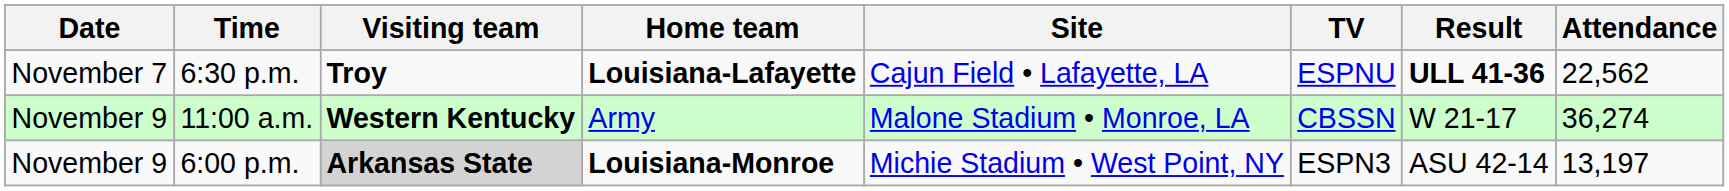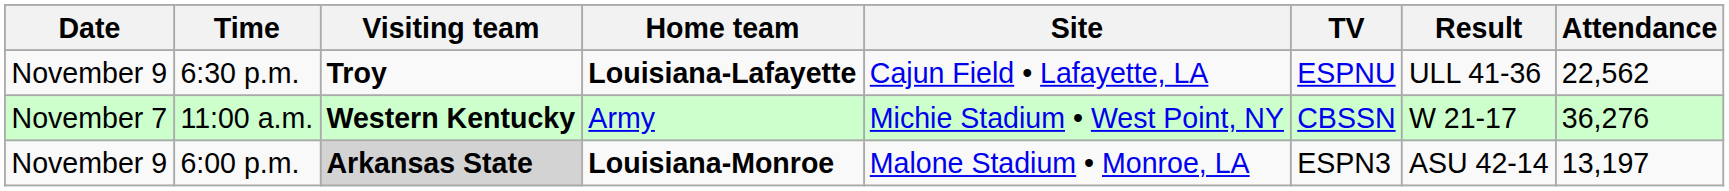(89, 73) November 7 -> (89, 73) November 9
(1477, 73) bold -> (1475, 73) normal
(89, 118) November 9 -> (89, 118) November 7
(1060, 118) Malone Stadium • Monroe, LA -> (1077, 118) Michie Stadium • West Point, NY
(1606, 118) 36,274 -> (1606, 118) 36,276
(1077, 163) Michie Stadium • West Point, NY -> (1060, 163) Malone Stadium • Monroe, LA
